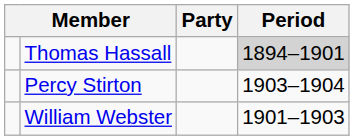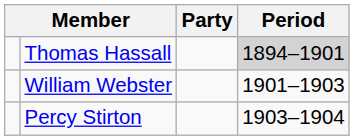rows swapped: (98, 118) <-> (83, 85)
